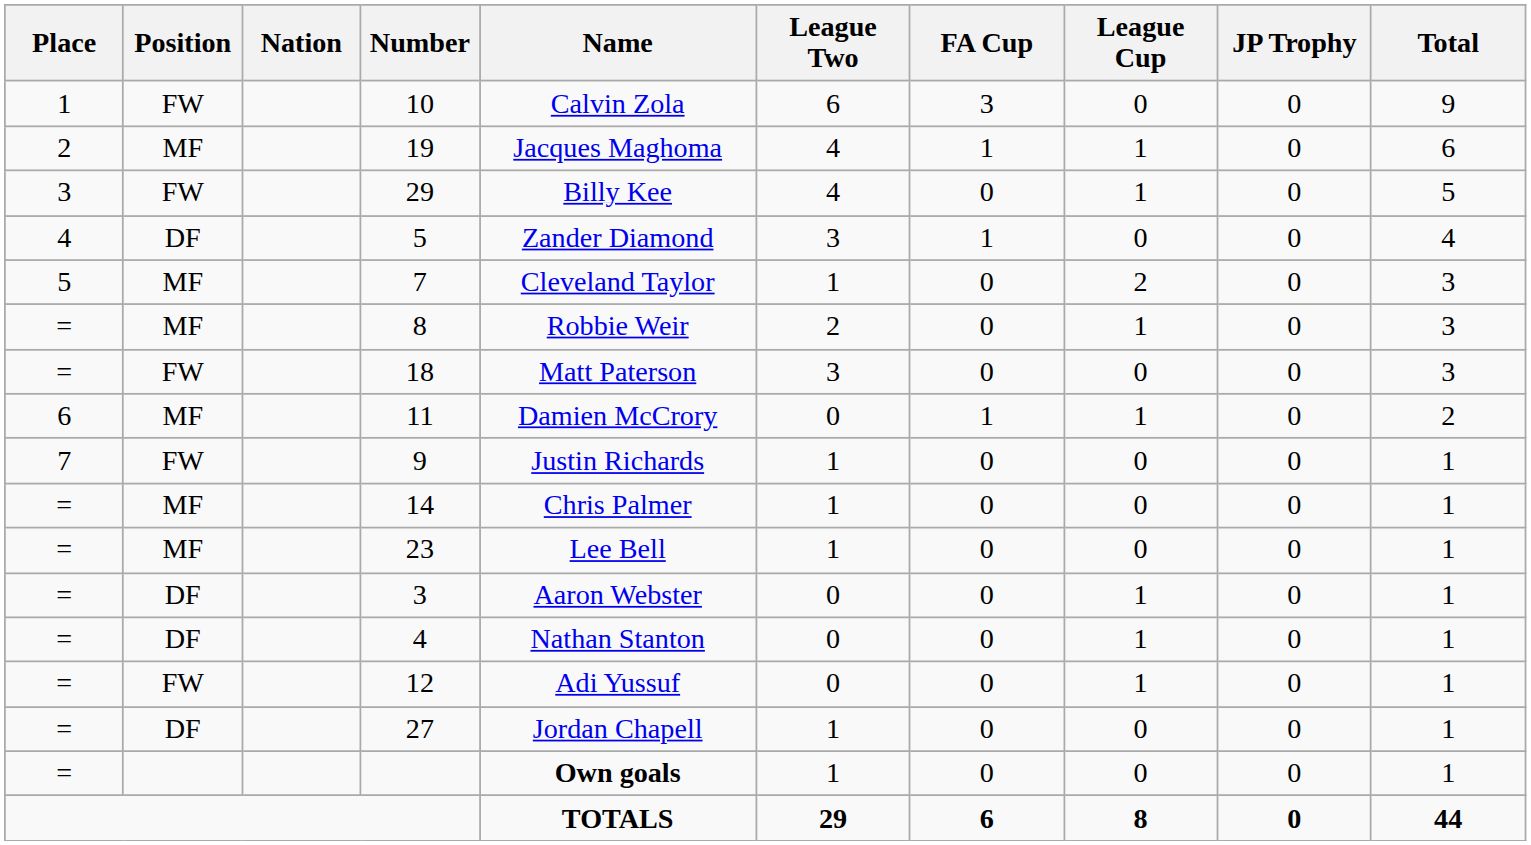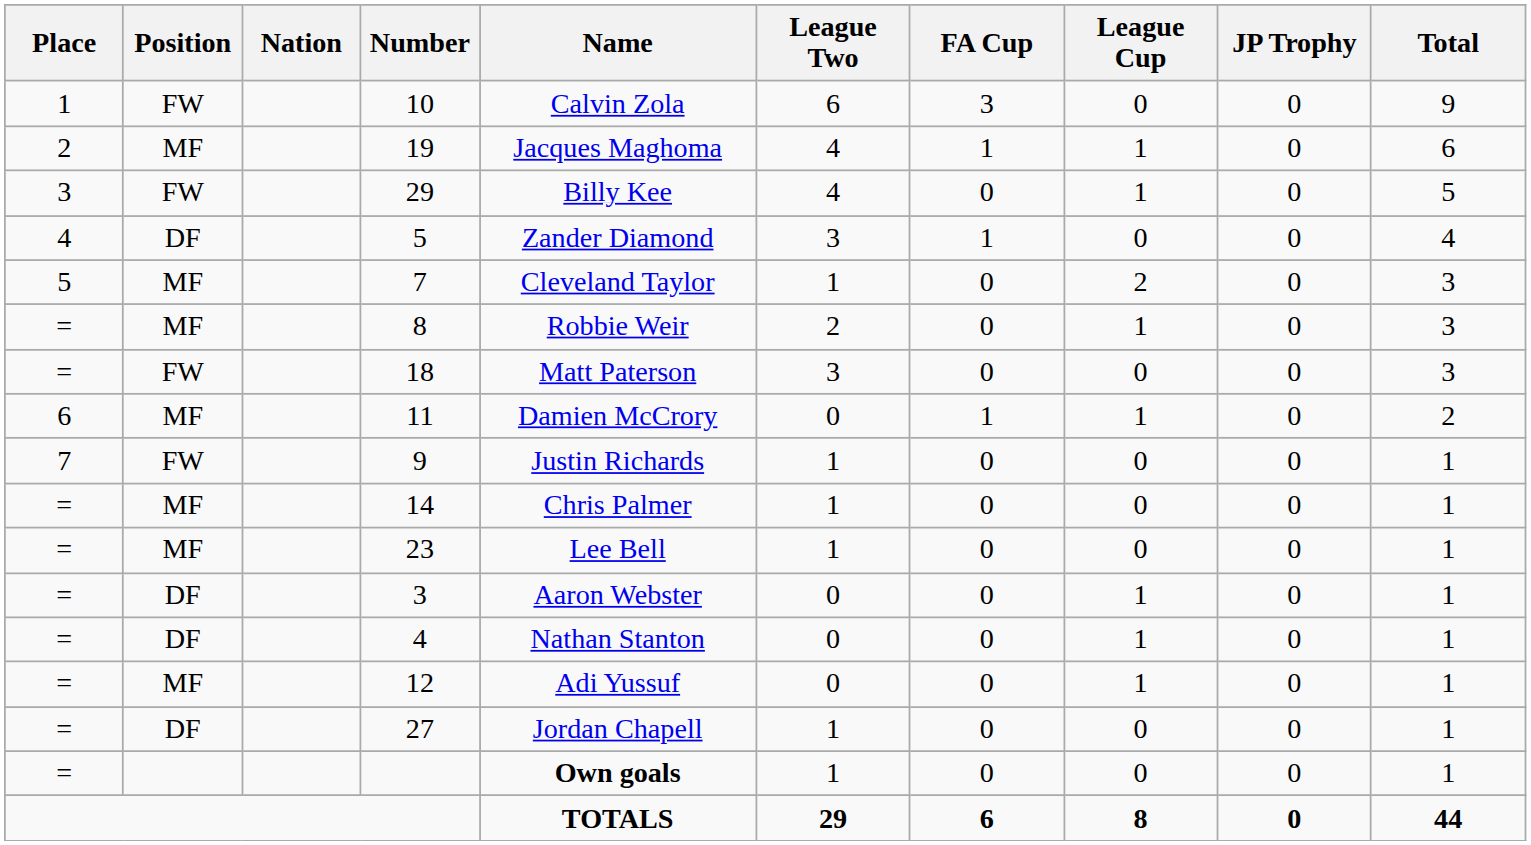(183, 683) FW -> (183, 683) MF
